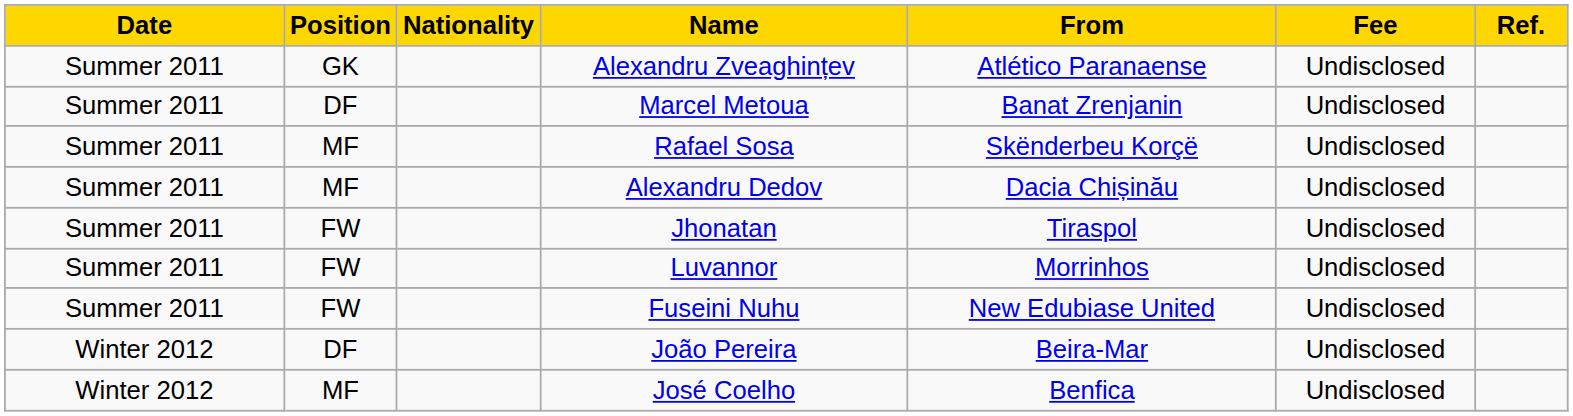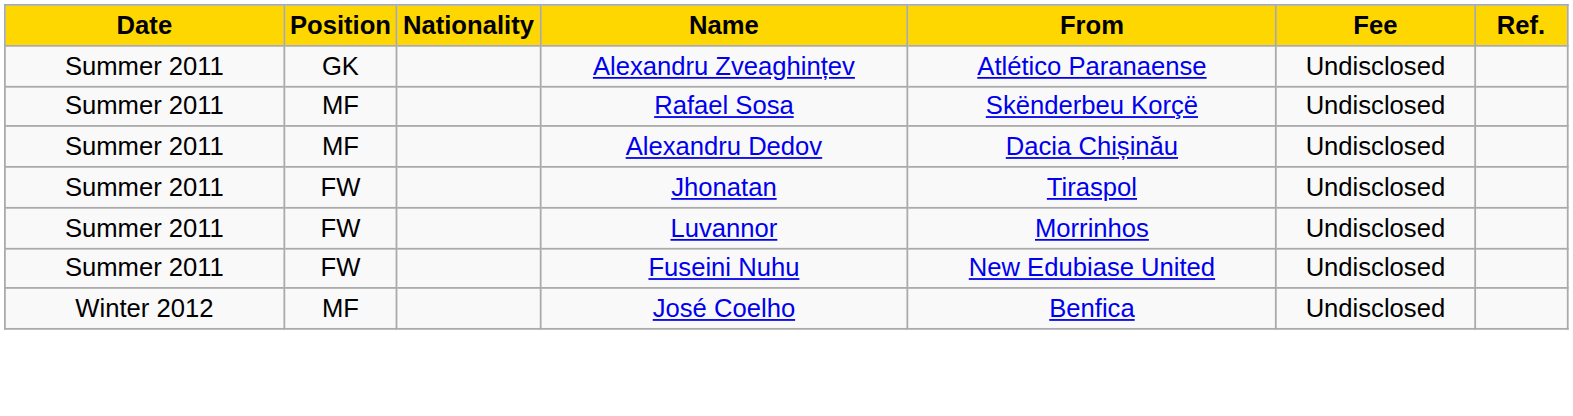- row: (724, 107)
- row: (724, 349)
